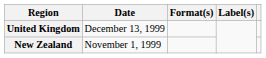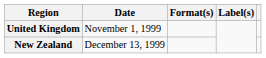(125, 28) December 13, 1999 -> (123, 28) November 1, 1999
(123, 45) November 1, 1999 -> (125, 45) December 13, 1999
